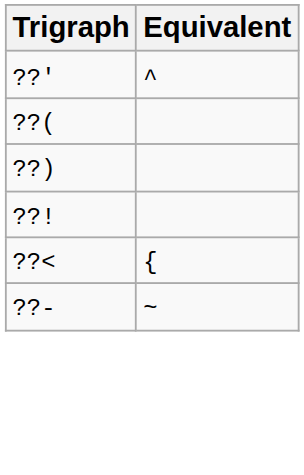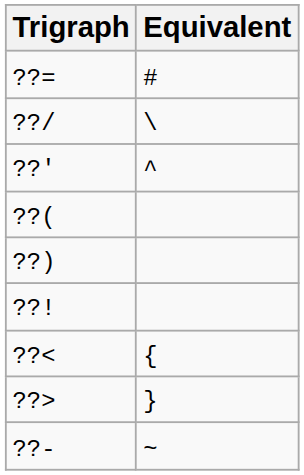+ row: (34, 77)
+ row: (34, 124)
+ row: (34, 402)
